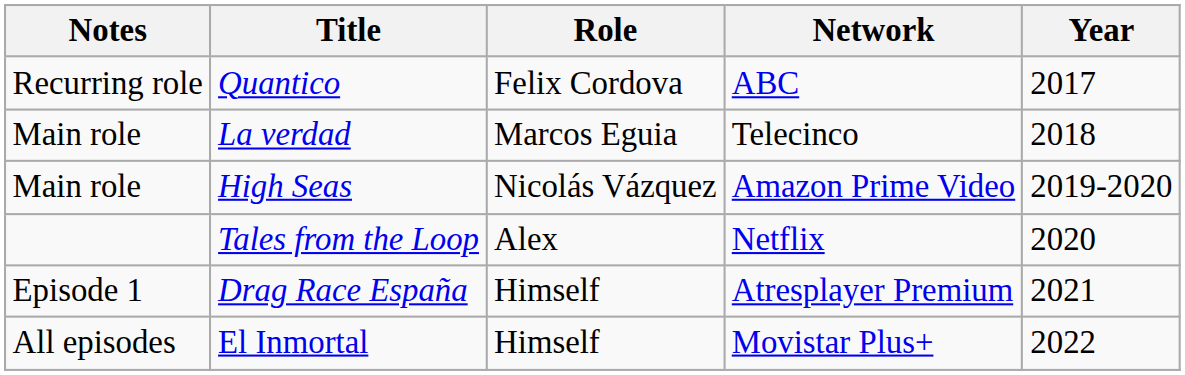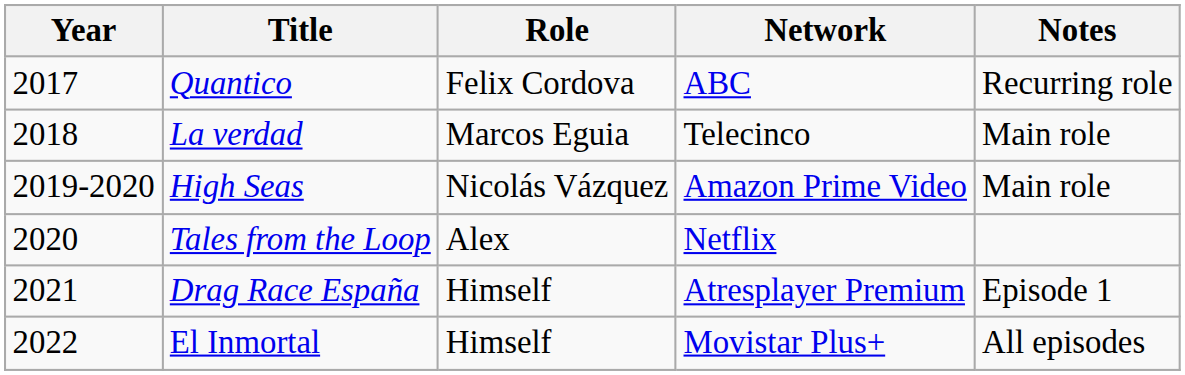columns swapped: (1101, 30) <-> (108, 30)
